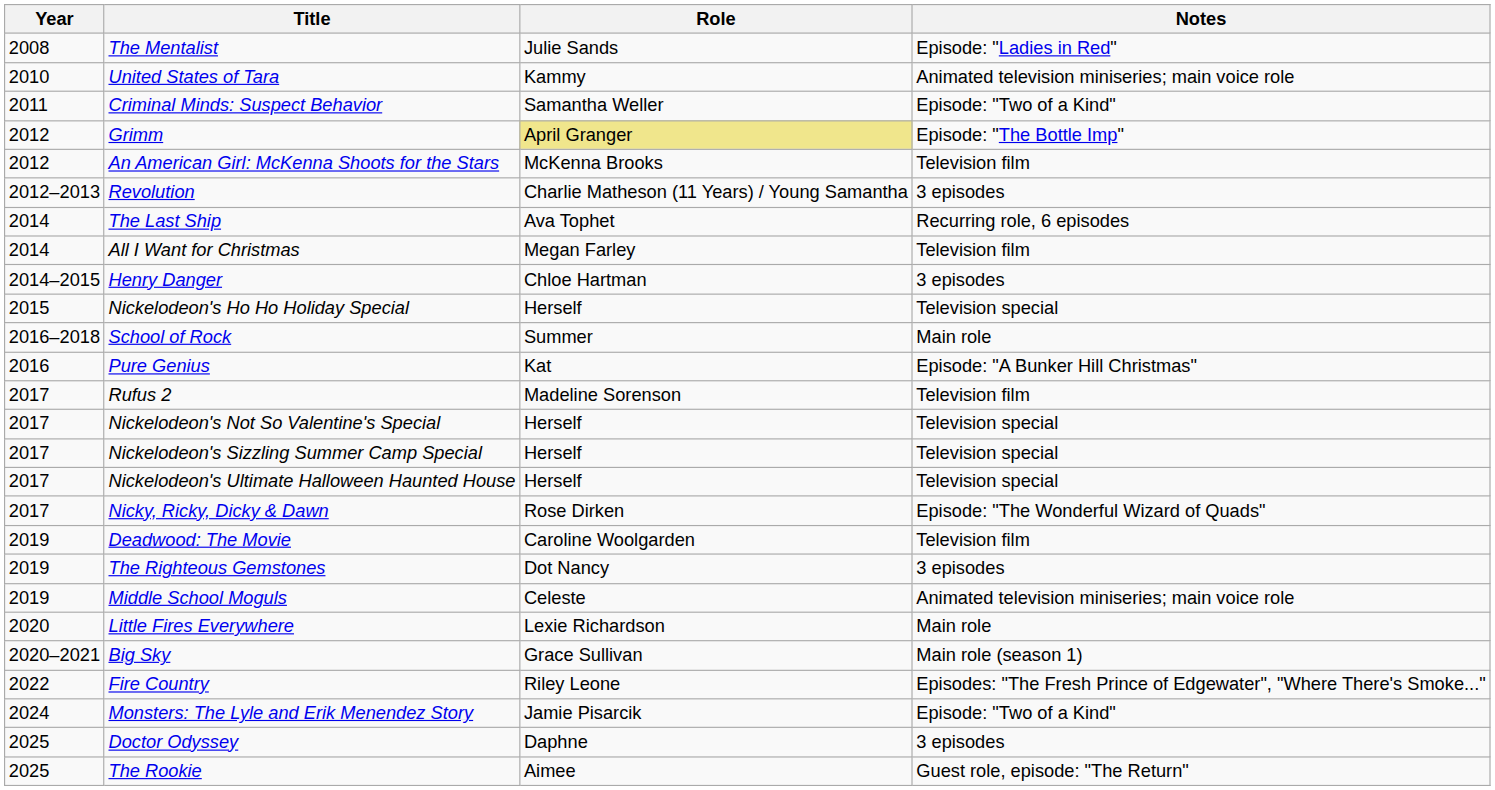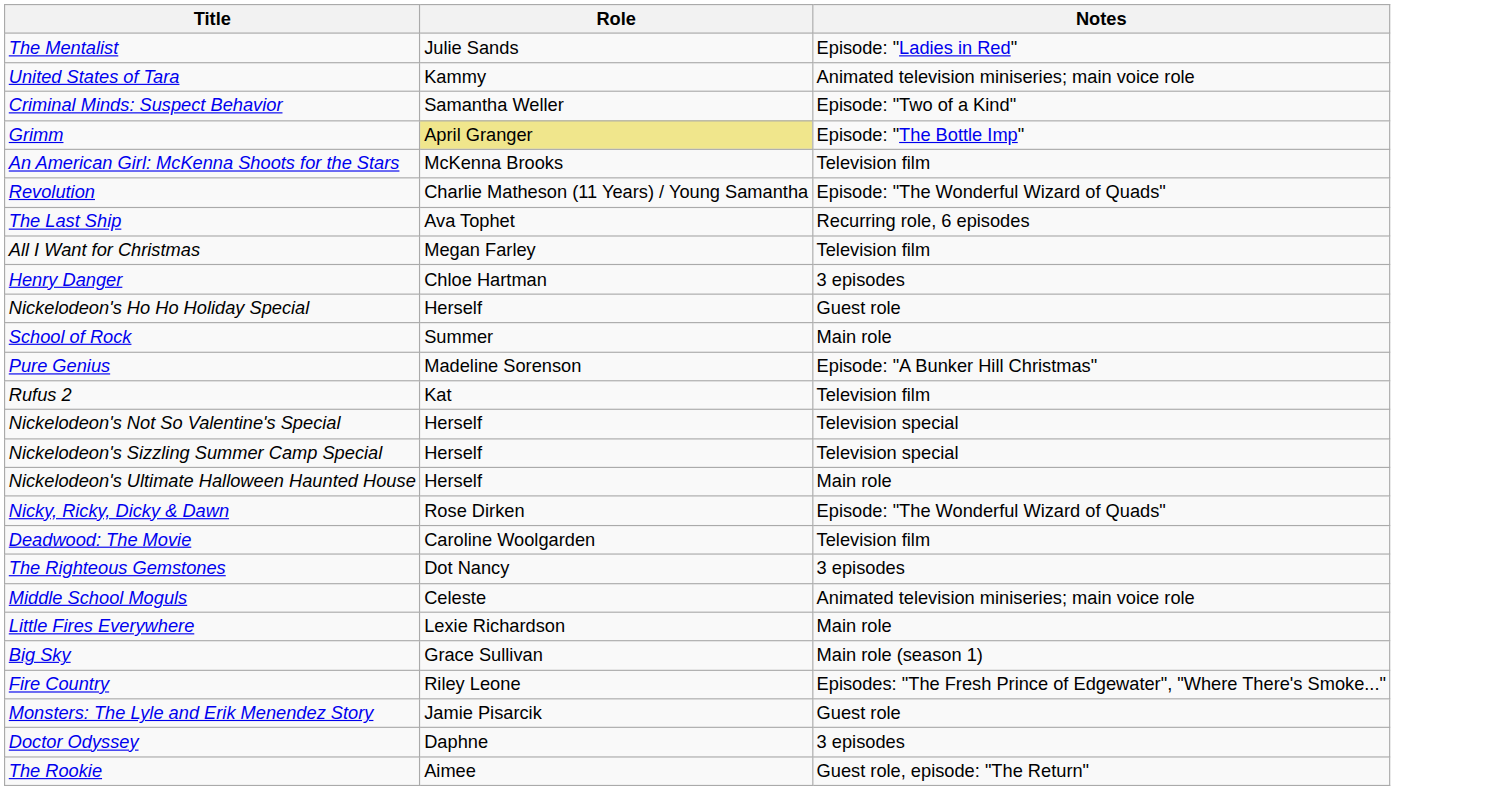- column: (54, 18)
(960, 192) 3 episodes -> (991, 192) Episode: "The Wonderful Wizard of Quads"
(987, 308) Television special -> (859, 308) Guest role
(538, 366) Kat -> (503, 366) Madeline Sorenson
(602, 395) Madeline Sorenson -> (438, 395) Kat
(987, 481) Television special -> (854, 481) Main role
(1016, 713) Episode: "Two of a Kind" -> (859, 713) Guest role
